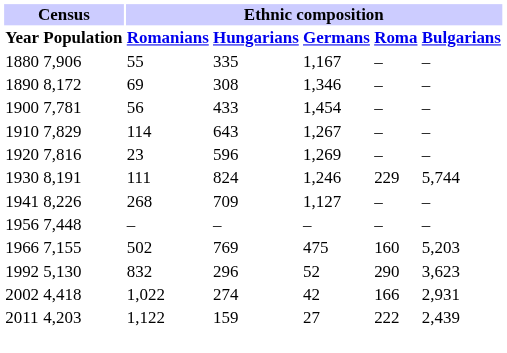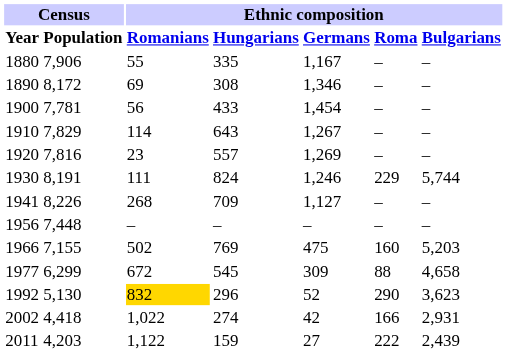(226, 154) 596 -> (226, 154) 557
+ row: (22, 271)
(139, 271) no background -> (139, 294) gold background
